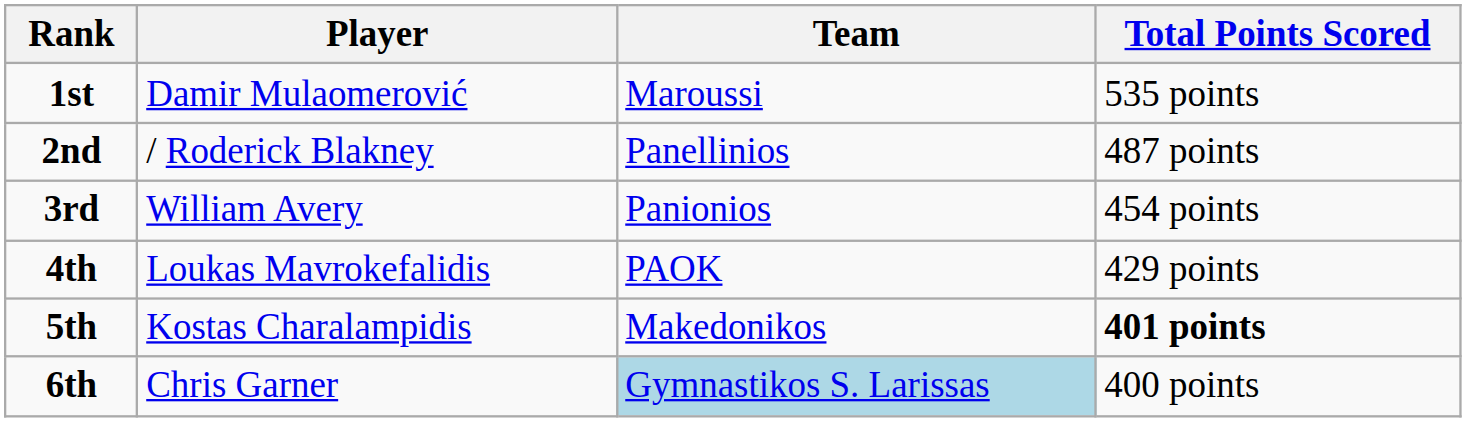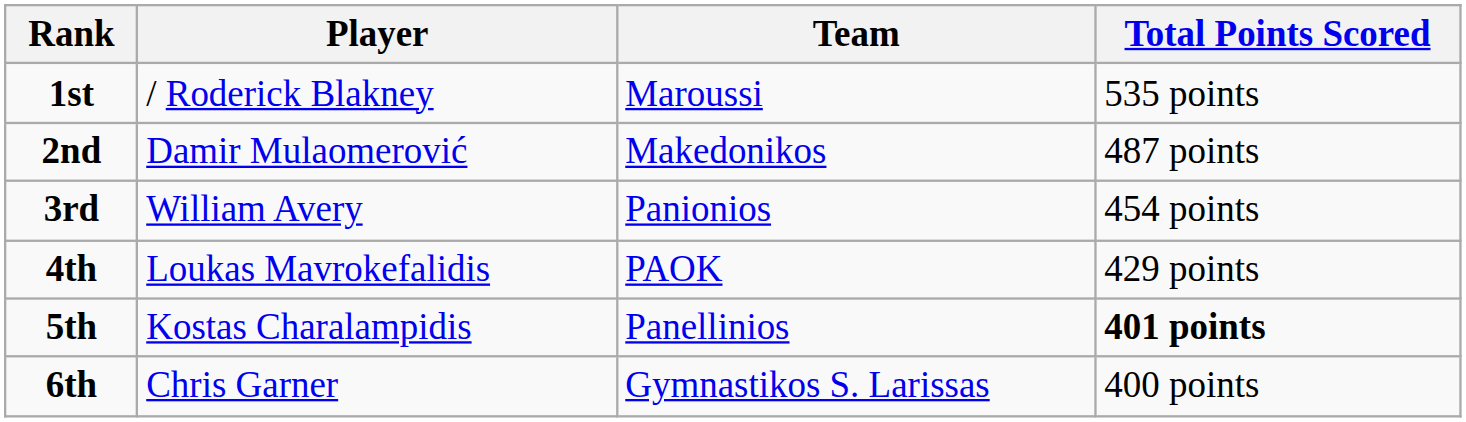(307, 92) Damir Mulaomerović -> (290, 92) / Roderick Blakney
(290, 151) / Roderick Blakney -> (307, 151) Damir Mulaomerović
(707, 151) Panellinios -> (726, 151) Makedonikos
(726, 326) Makedonikos -> (707, 326) Panellinios
(807, 385) lightblue background -> (807, 385) no background
